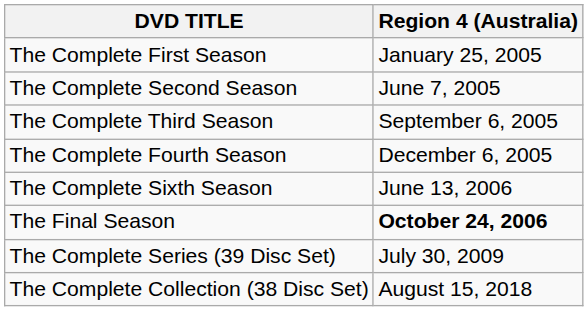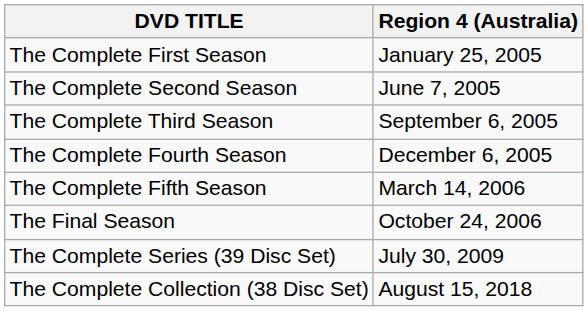+ row: (138, 188)
- row: (141, 188)
(463, 222) bold -> (460, 222) normal
